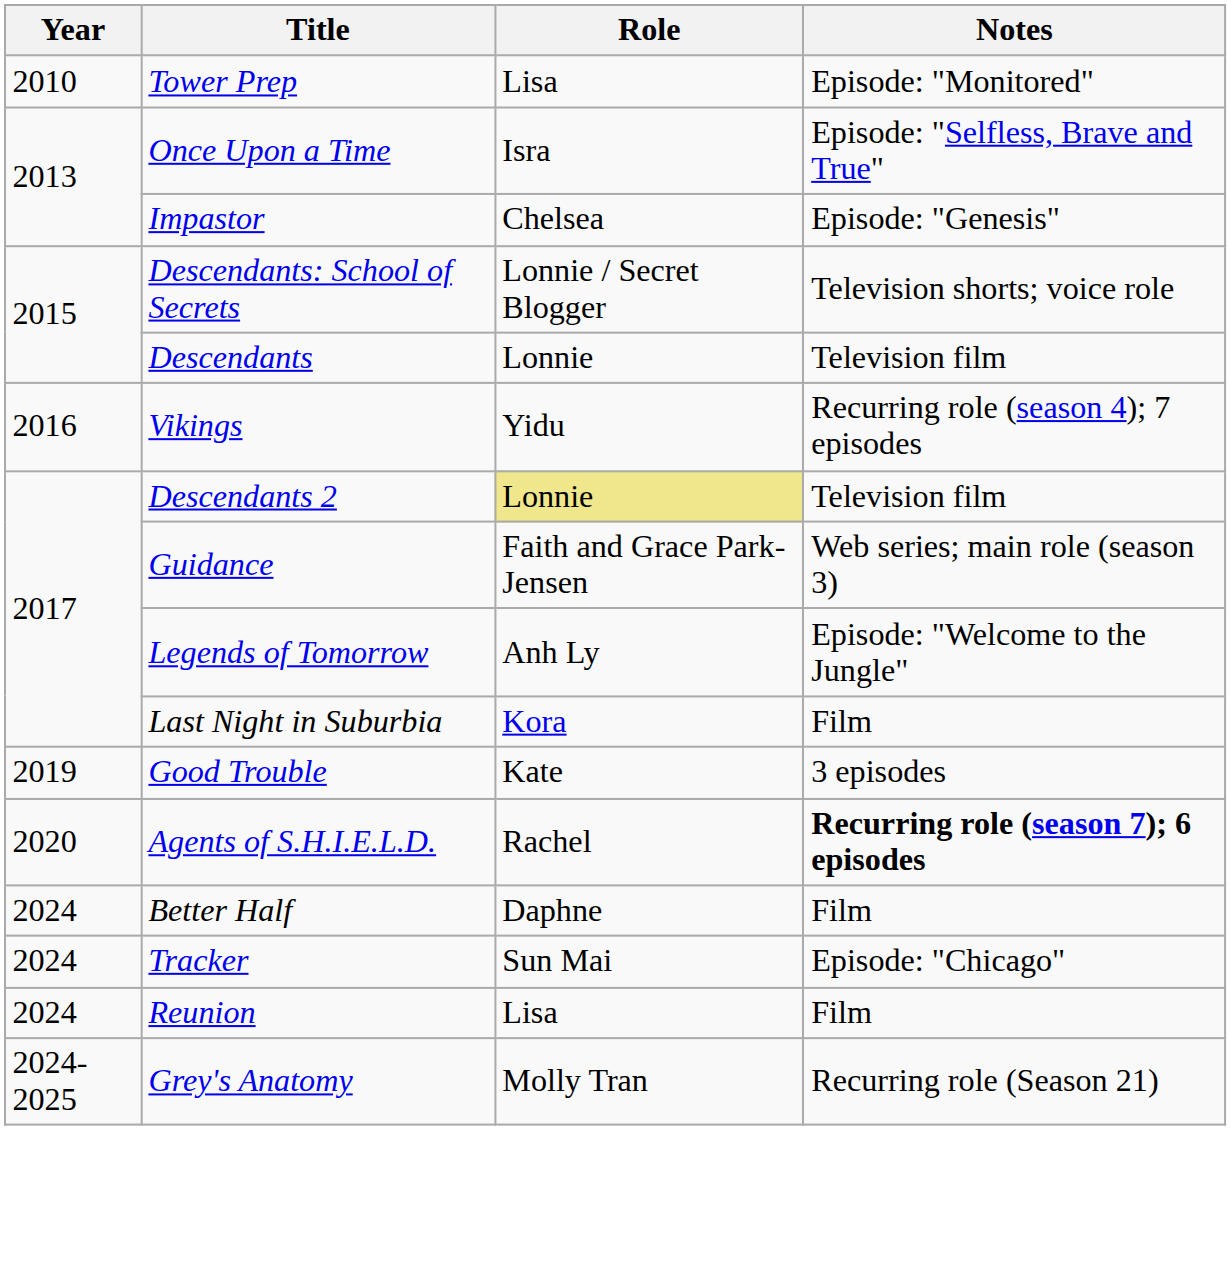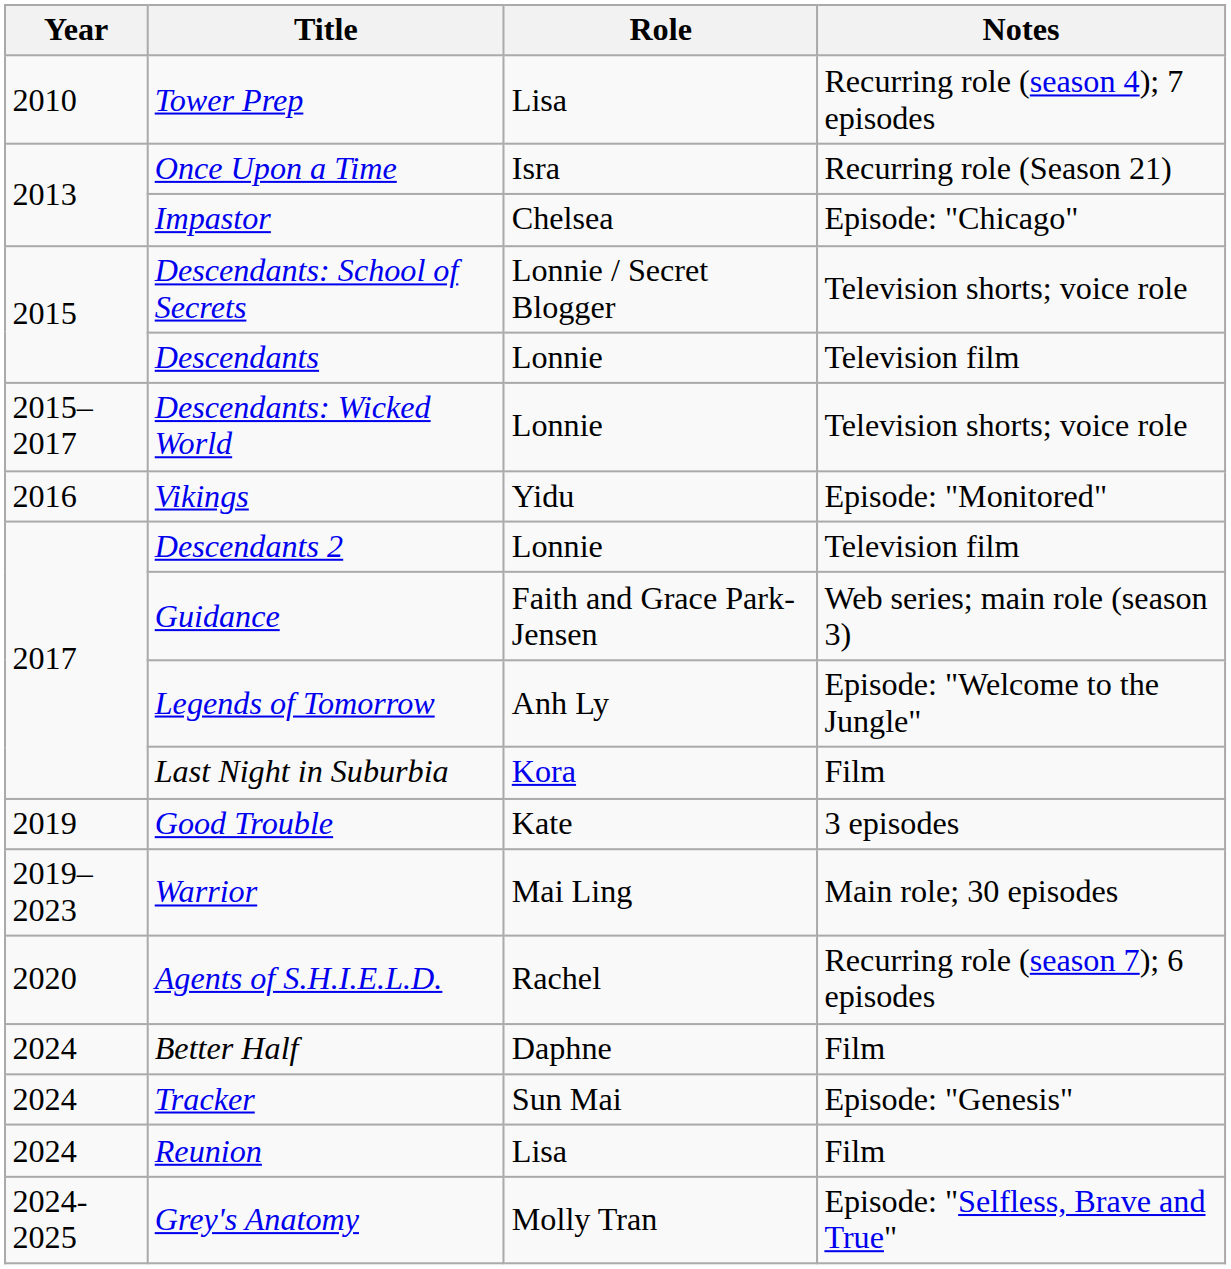(953, 81) Episode: "Monitored" -> (1004, 99) Recurring role (season 4); 7 episodes
(1002, 150) Episode: "Selfless, Brave and True" -> (998, 168) Recurring role (Season 21)
(936, 219) Episode: "Genesis" -> (951, 219) Episode: "Chicago"
+ row: (293, 426)
(991, 426) Recurring role (season 4); 7 episodes -> (966, 495) Episode: "Monitored"
(548, 495) khaki background -> (557, 546) no background
+ row: (206, 892)
(1001, 841) bold -> (1004, 979) normal
(938, 961) Episode: "Chicago" -> (949, 1099) Episode: "Genesis"
(985, 1081) Recurring role (Season 21) -> (1015, 1219) Episode: "Selfless, Brave and True"
